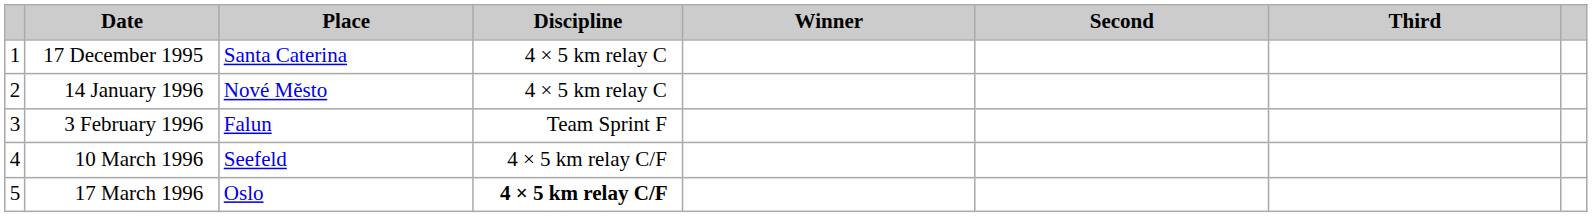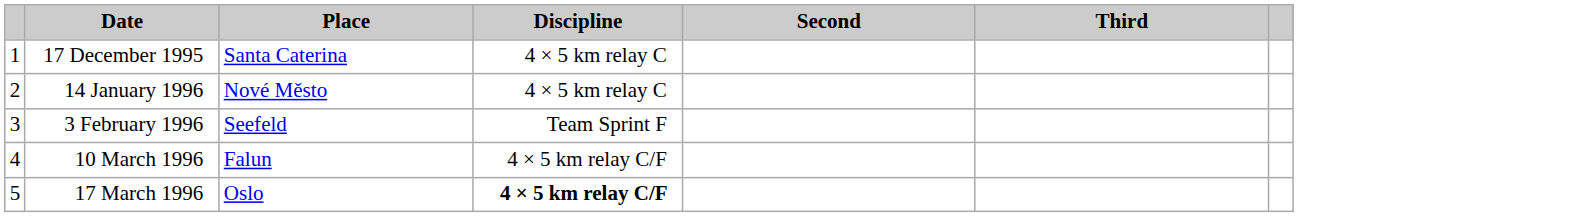- column: (829, 21)
(248, 124) Falun -> (255, 124) Seefeld
(255, 159) Seefeld -> (248, 159) Falun
